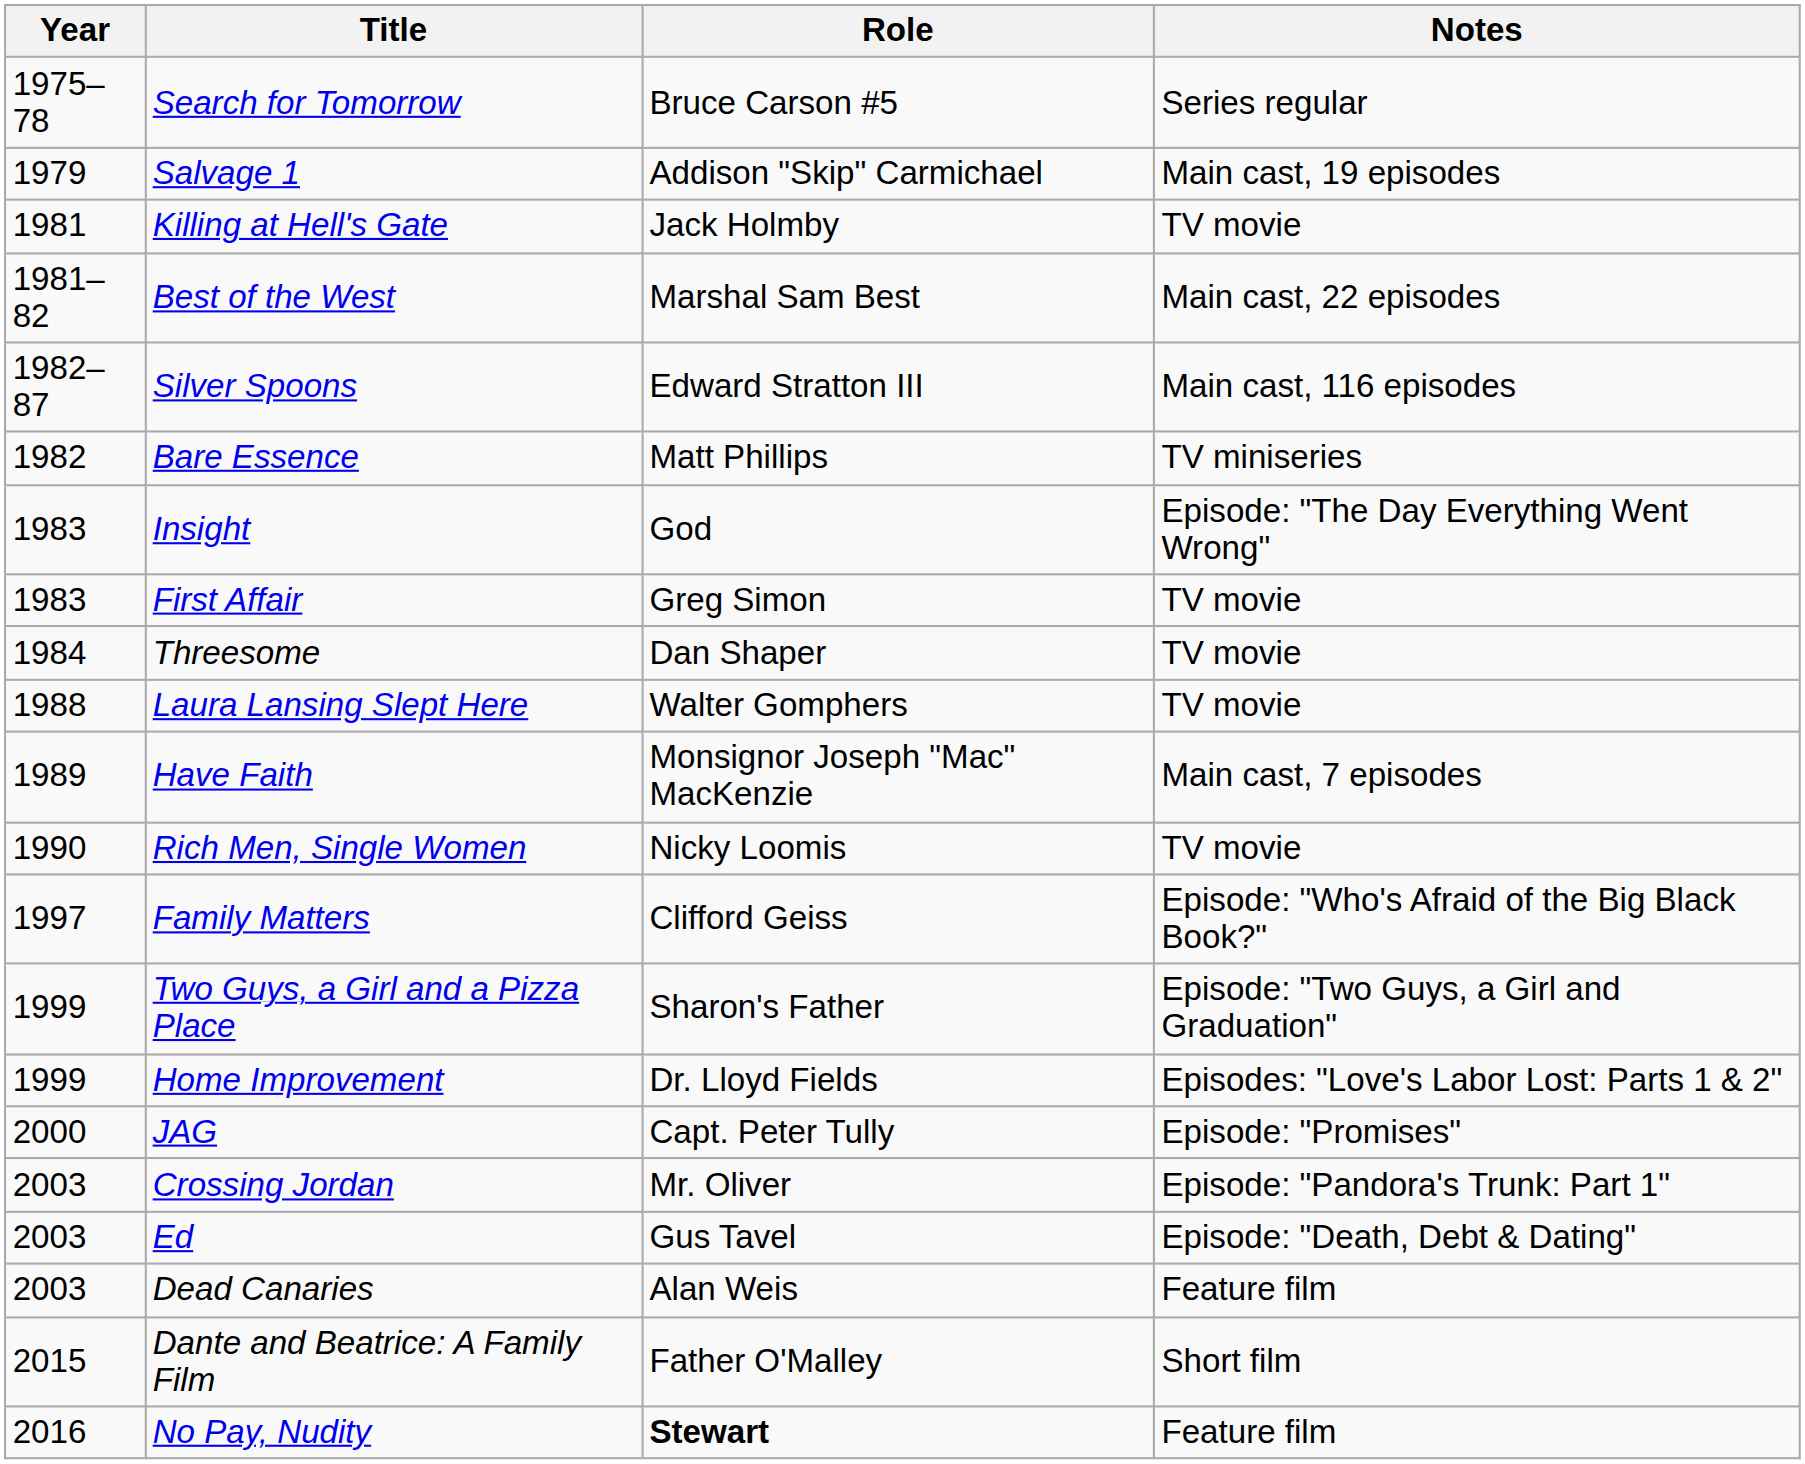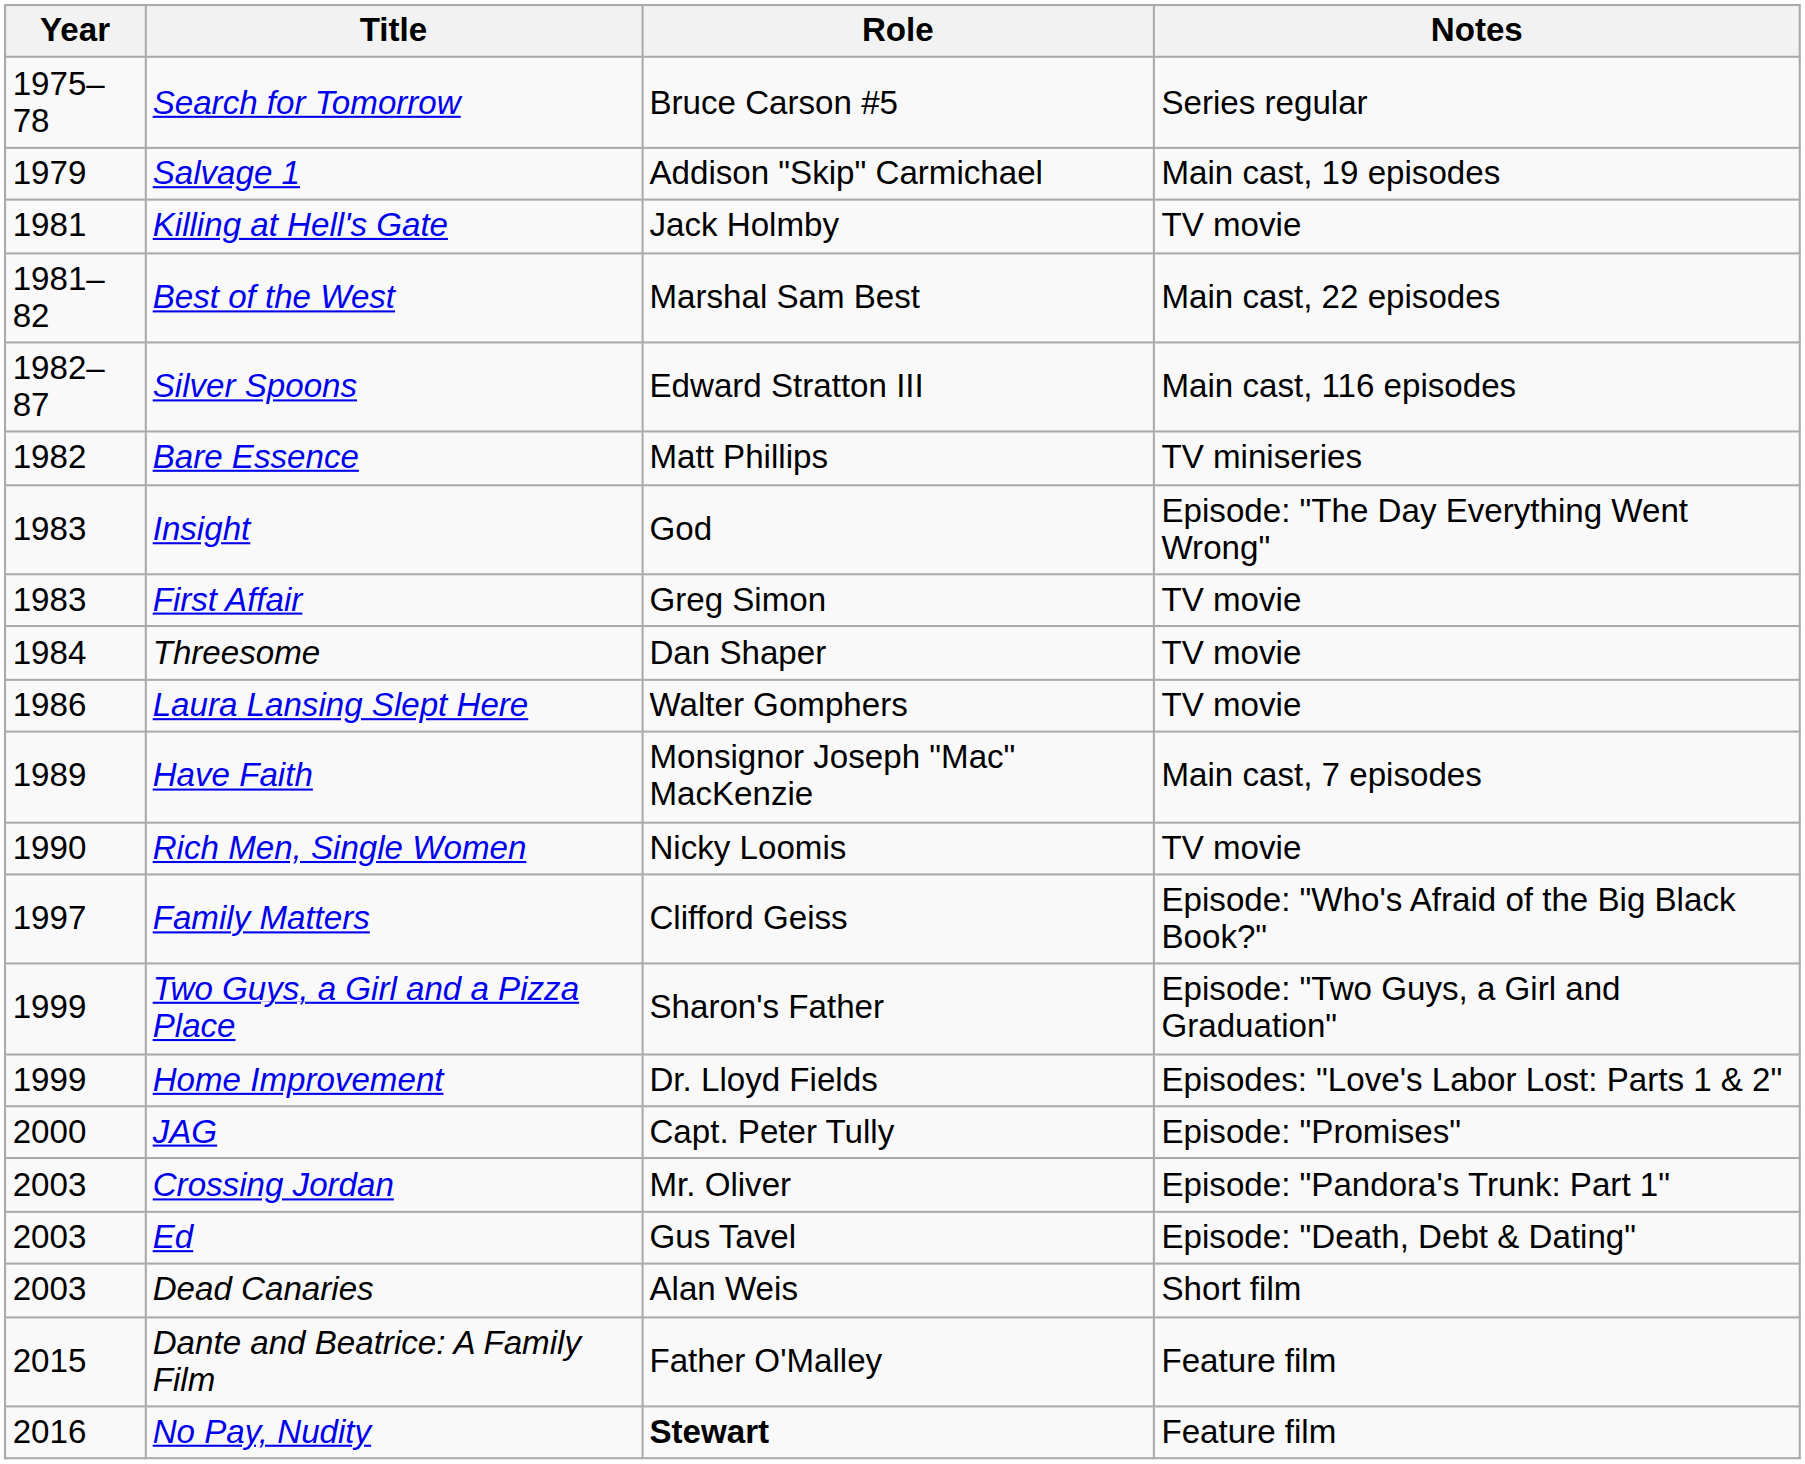(50, 705) 1988 -> (50, 705) 1986
(1249, 1289) Feature film -> (1231, 1289) Short film
(1231, 1360) Short film -> (1249, 1360) Feature film
